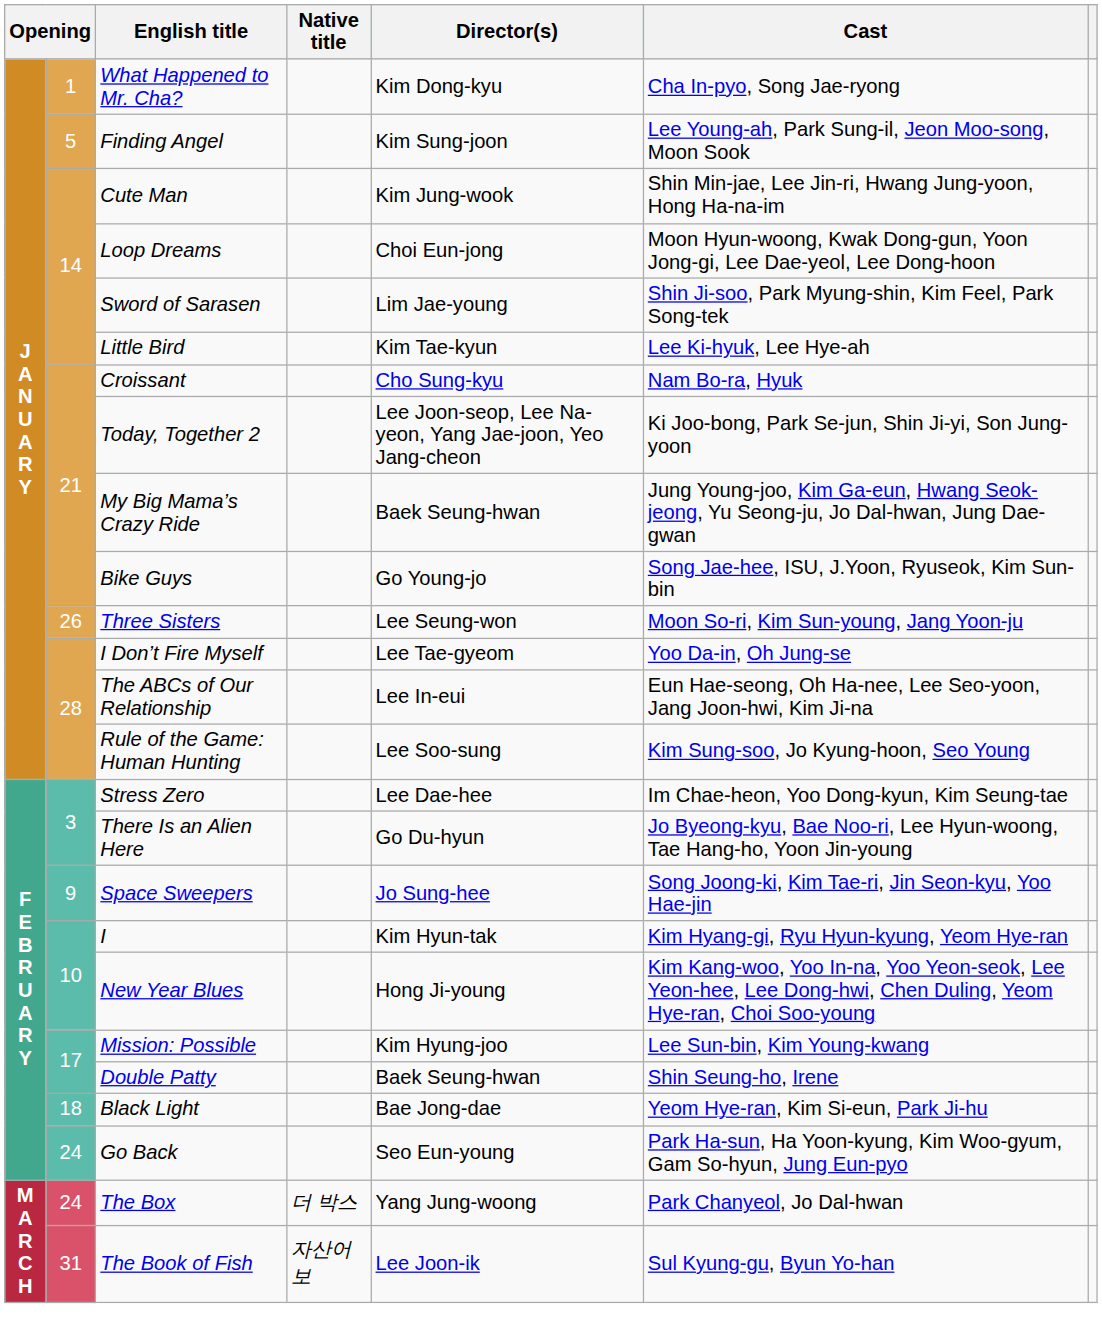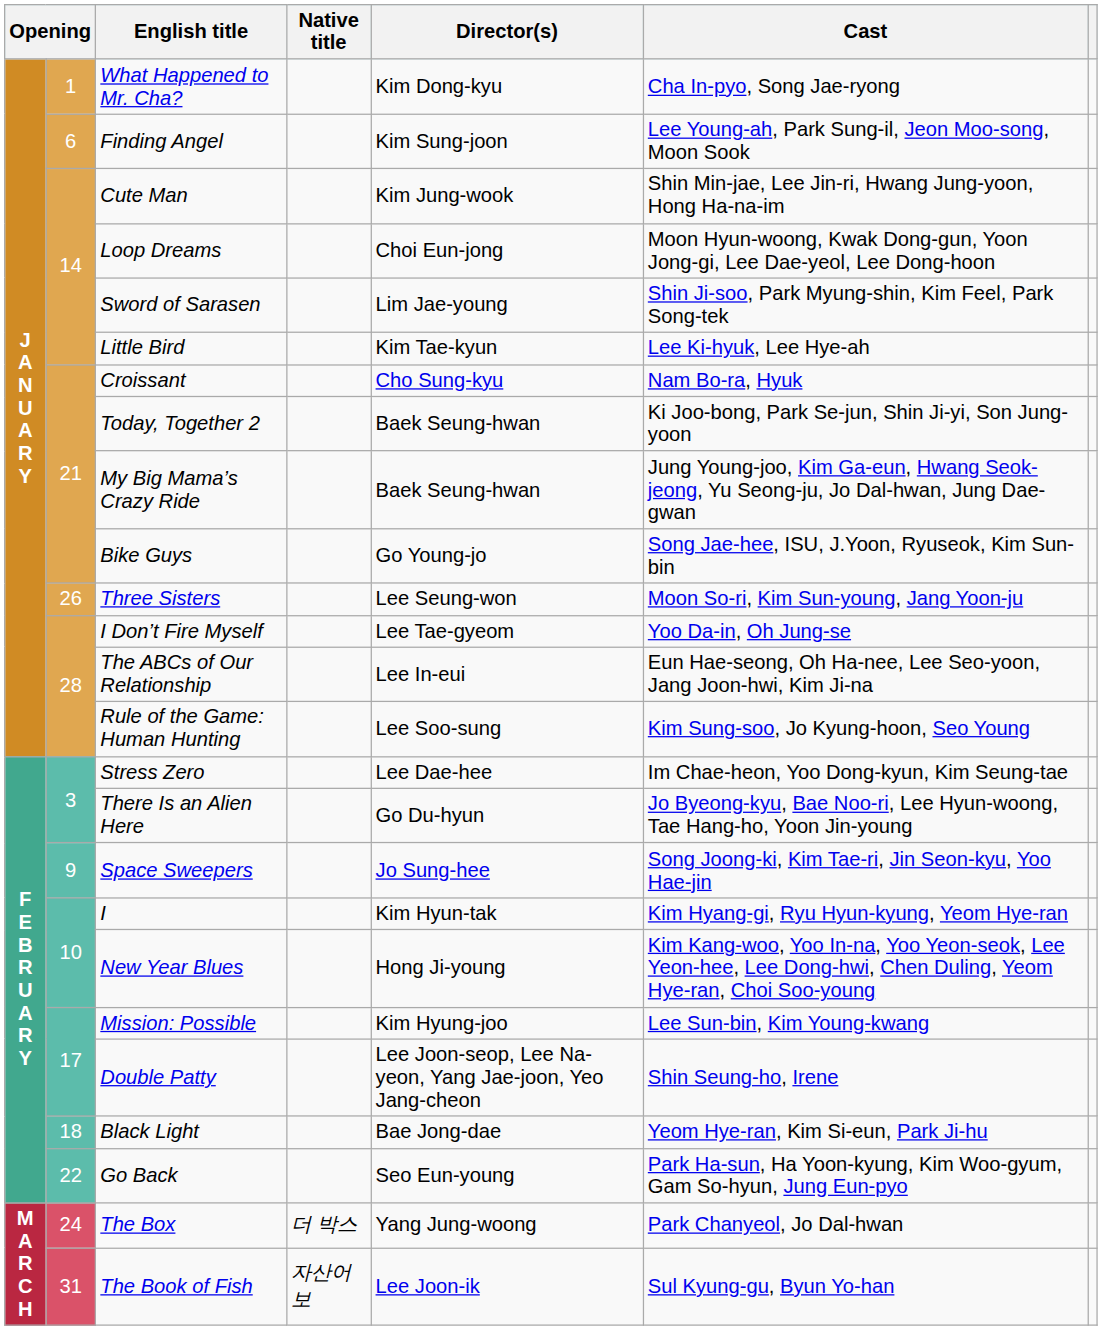(71, 141) 5 -> (71, 141) 6
(490, 435) Lee Joon-seop, Lee Na-yeon, Yang Jae-joon, Yeo Jang-cheon -> (458, 423) Baek Seung-hwan
(458, 1077) Baek Seung-hwan -> (490, 1077) Lee Joon-seop, Lee Na-yeon, Yang Jae-joon, Yeo Jang-cheon
(71, 1152) 24 -> (71, 1175) 22
